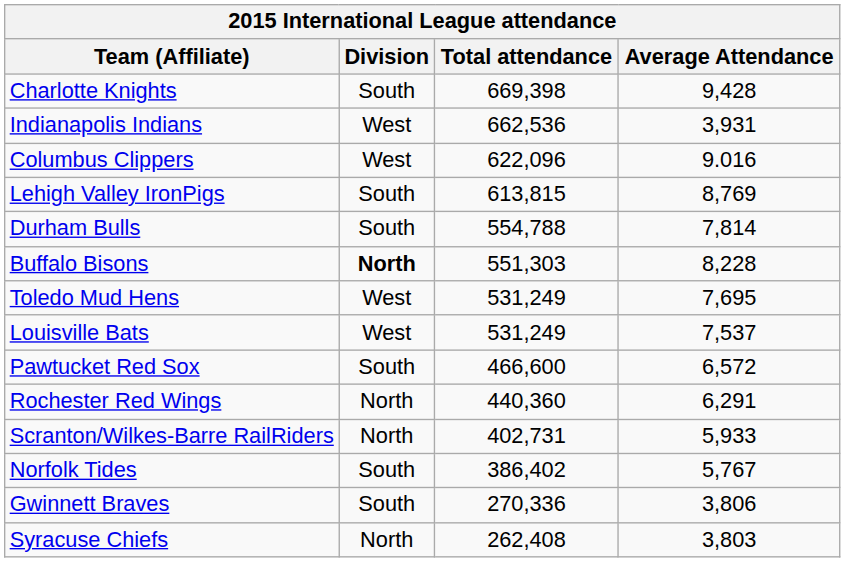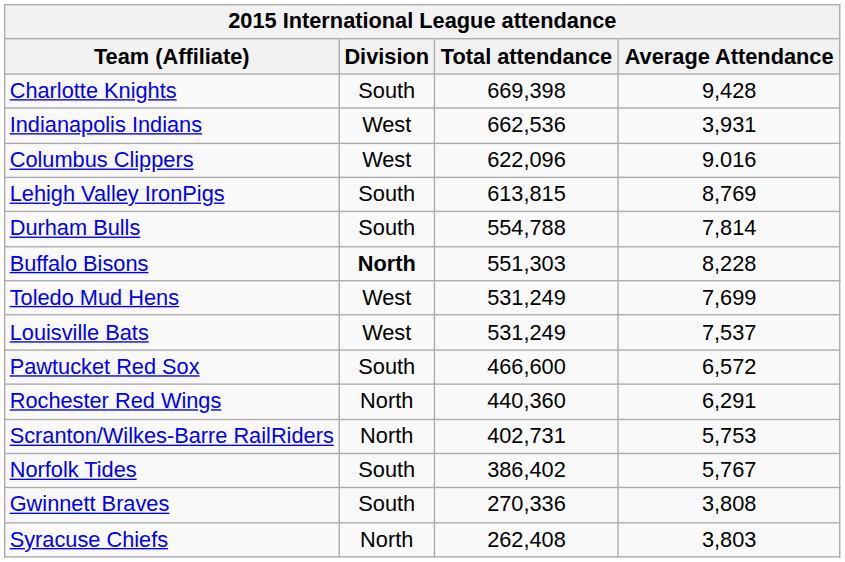(729, 297) 7,695 -> (729, 297) 7,699
(729, 435) 5,933 -> (729, 435) 5,753
(729, 504) 3,806 -> (729, 504) 3,808
